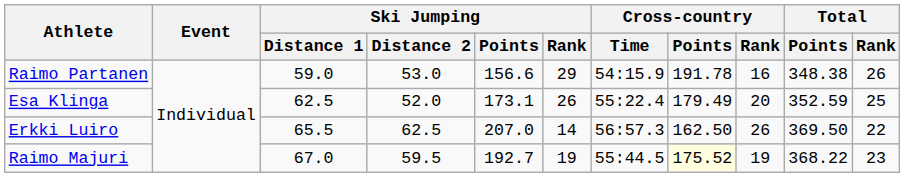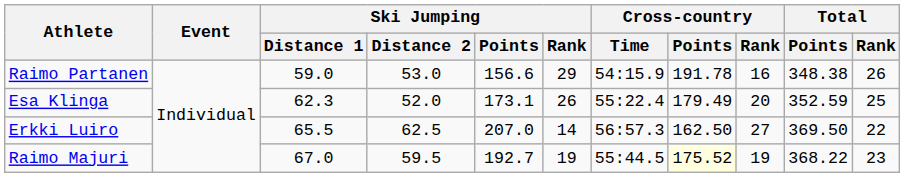(314, 102) 62.5 -> (314, 102) 62.3
(760, 130) 26 -> (760, 130) 27
